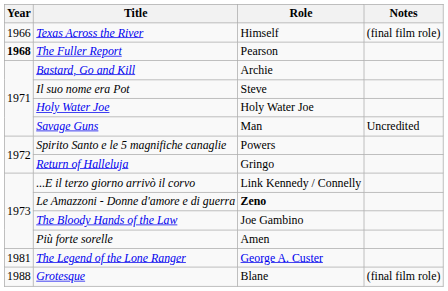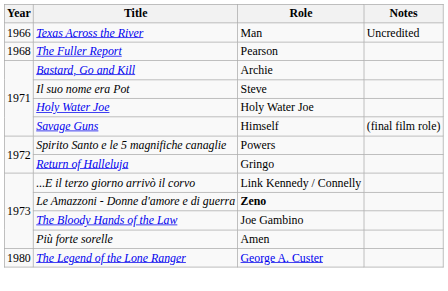(260, 32) Himself -> (251, 32) Man
(404, 32) (final film role) -> (393, 32) Uncredited
(19, 51) bold -> (19, 51) normal
(251, 126) Man -> (260, 126) Himself
(393, 126) Uncredited -> (404, 126) (final film role)
(19, 257) 1981 -> (19, 257) 1980
- row: (61, 276)
